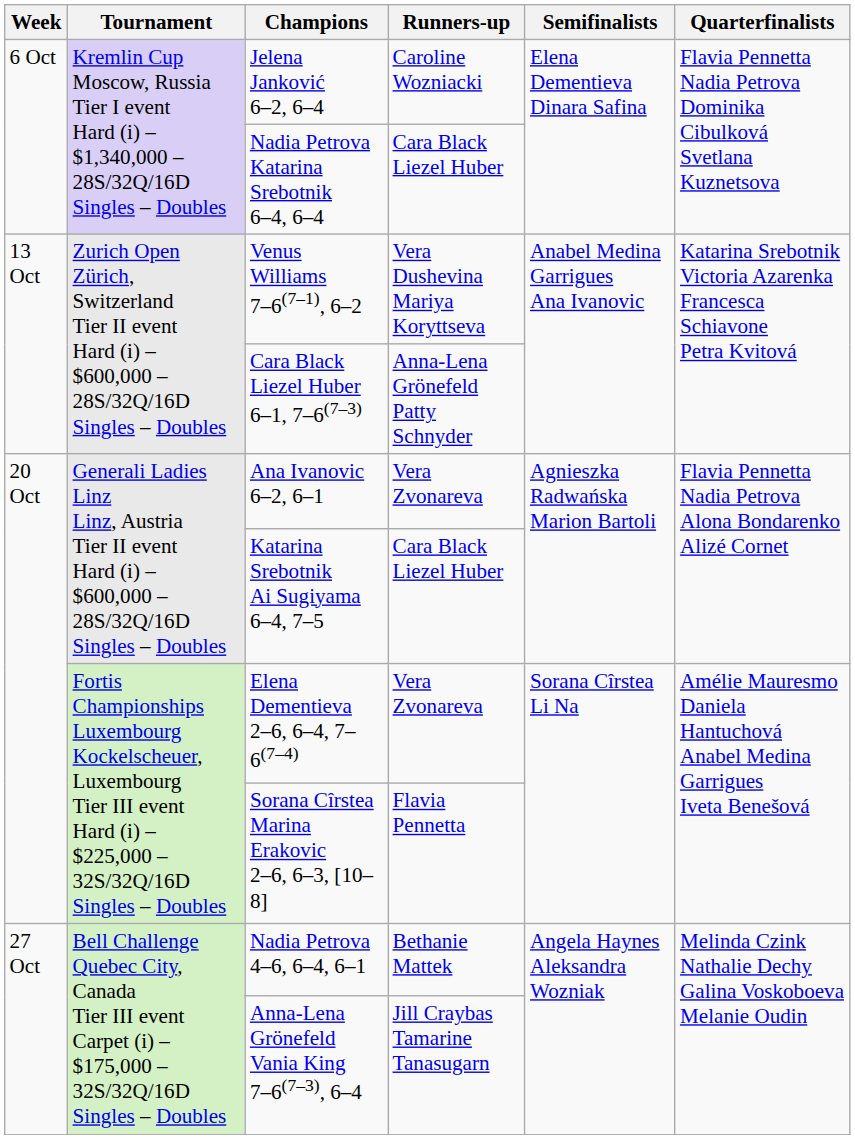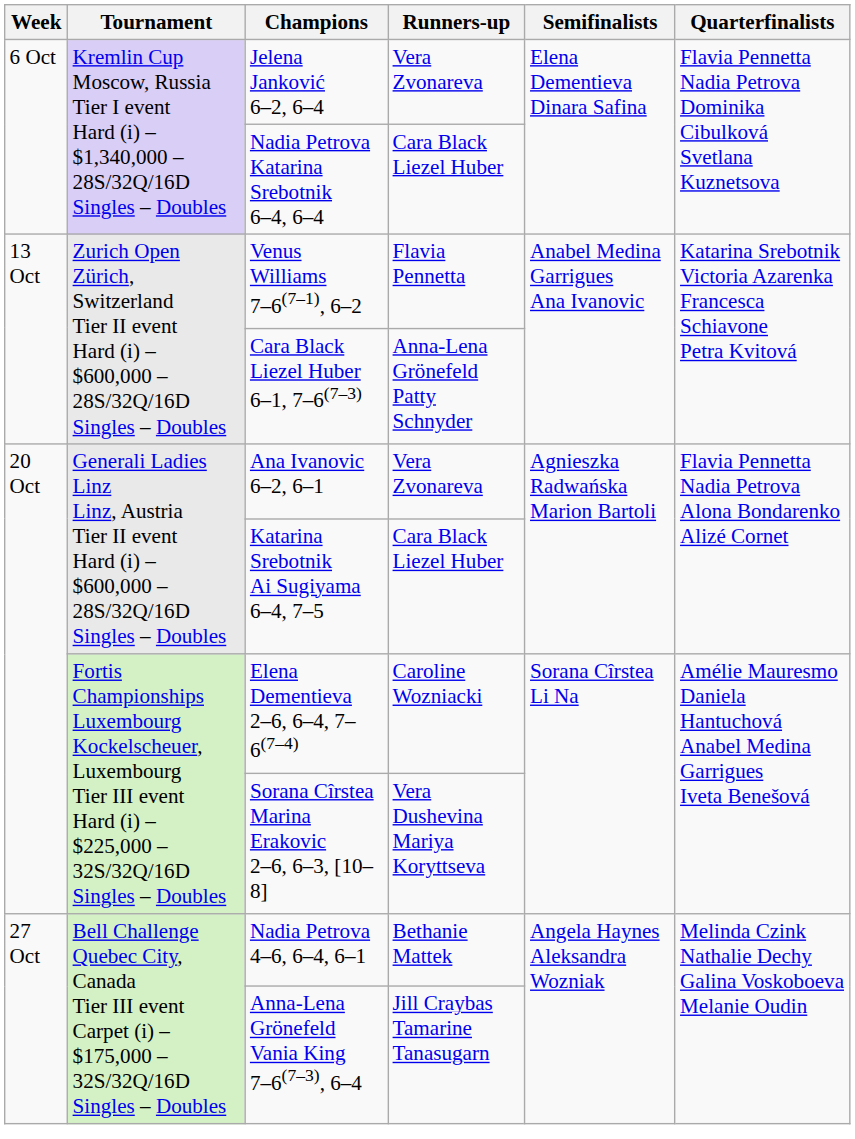(437, 69) Caroline Wozniacki -> (438, 69) Vera Zvonareva
(439, 289) Vera Dushevina Mariya Koryttseva -> (429, 264) Flavia Pennetta
(438, 693) Vera Zvonareva -> (437, 684) Caroline Wozniacki
(429, 813) Flavia Pennetta -> (439, 828) Vera Dushevina Mariya Koryttseva
